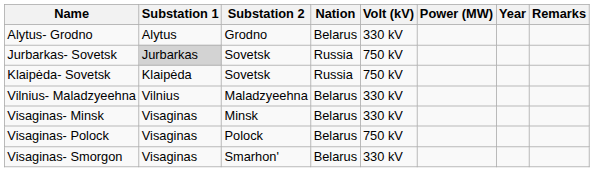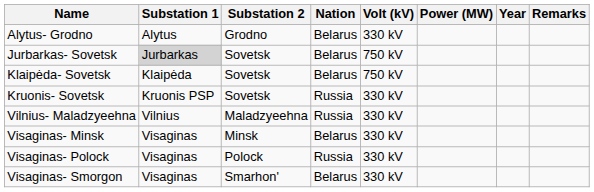(333, 55) Russia -> (335, 55) Belarus
(333, 75) Russia -> (335, 75) Belarus
+ row: (56, 95)
(335, 95) Belarus -> (333, 116) Russia
(335, 136) Belarus -> (333, 156) Russia
(383, 136) 750 kV -> (383, 156) 330 kV
